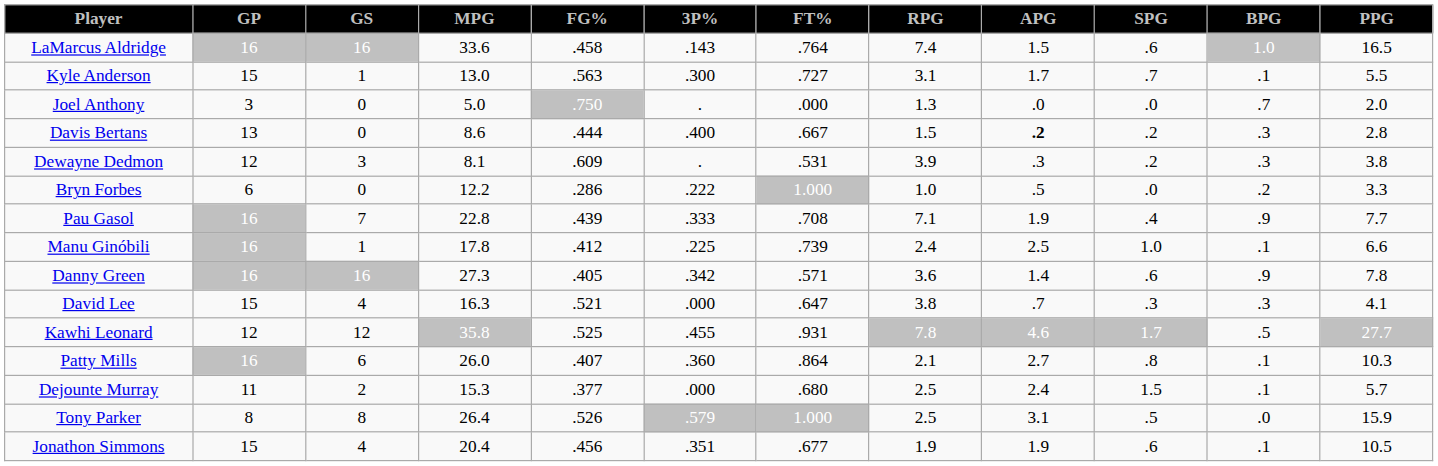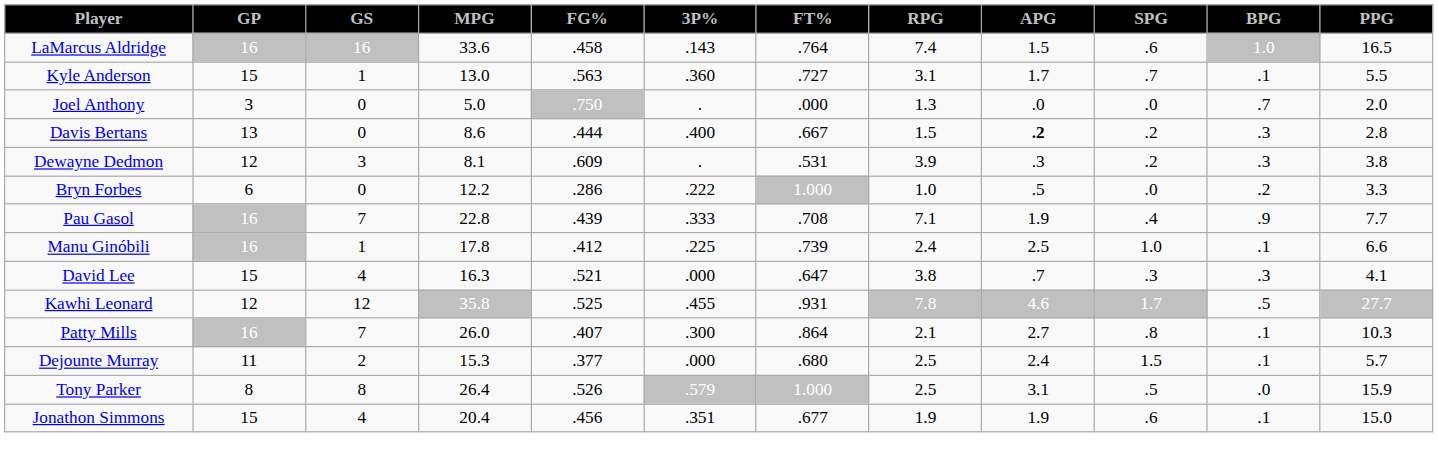(700, 76) .300 -> (700, 76) .360
- row: (99, 275)
(362, 361) 6 -> (362, 332) 7
(700, 361) .360 -> (700, 332) .300
(1377, 446) 10.5 -> (1377, 418) 15.0
